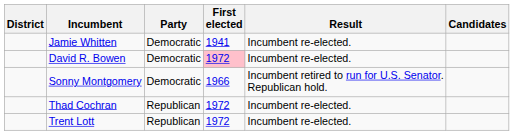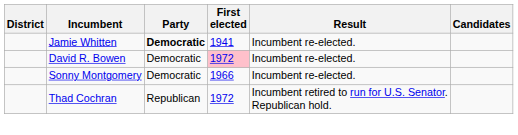(174, 42) normal -> (176, 42) bold
(346, 82) Incumbent retired to run for U.S. Senator. Republican hold. -> (304, 76) Incumbent re-elected.
(299, 105) Incumbent re-elected. -> (350, 99) Incumbent retired to run for U.S. Senator. Republican hold.
- row: (71, 122)
